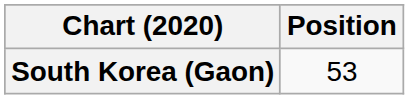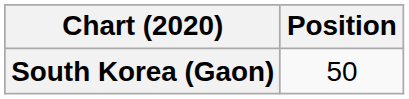(342, 70) 53 -> (342, 70) 50
